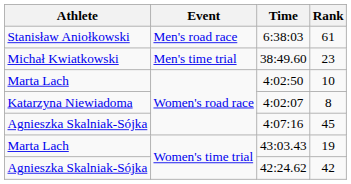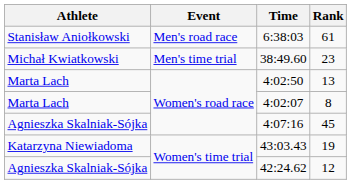(328, 81) 10 -> (328, 81) 13
(70, 102) Katarzyna Niewiadoma -> (38, 102) Marta Lach
(38, 146) Marta Lach -> (70, 146) Katarzyna Niewiadoma
(328, 168) 42 -> (328, 168) 12
